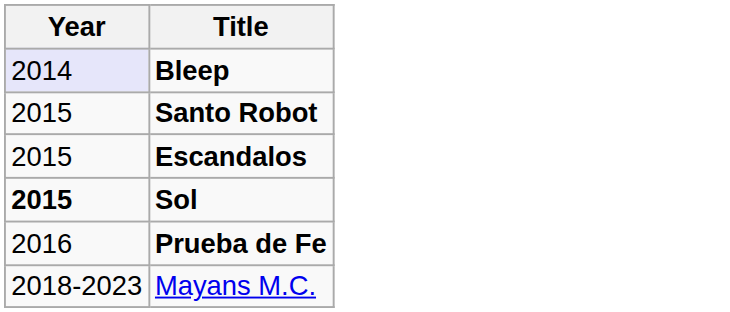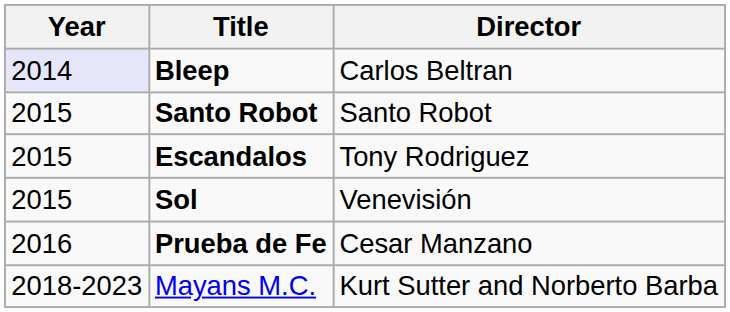+ column: (529, 27)
(42, 200) bold -> (42, 200) normal
